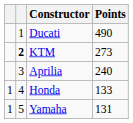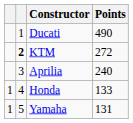(104, 52) 273 -> (104, 52) 272
